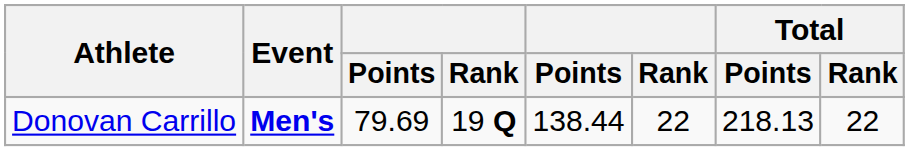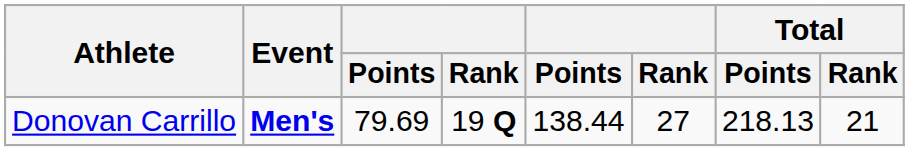(673, 122) 22 -> (673, 122) 27
(863, 122) 22 -> (863, 122) 21
